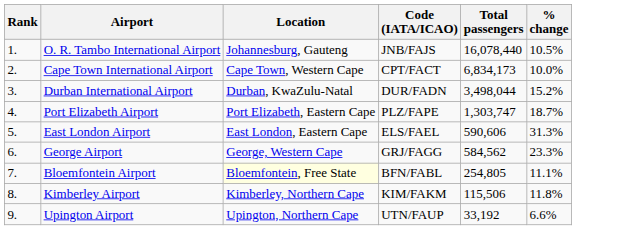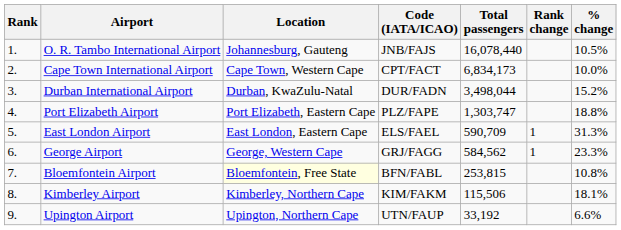+ column: (549, 22)
(546, 111) 18.7% -> (591, 111) 18.8%
(485, 132) 590,606 -> (485, 132) 590,709
(485, 173) 254,805 -> (485, 173) 253,815
(546, 173) 11.1% -> (591, 173) 10.8%
(546, 193) 11.8% -> (591, 193) 18.1%
